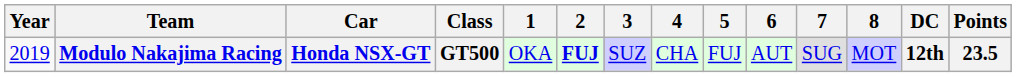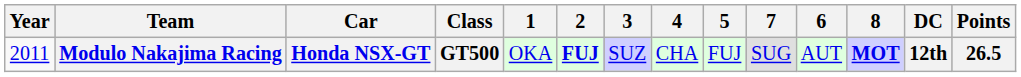columns swapped: (772, 20) <-> (822, 20)
(30, 53) 2019 -> (30, 53) 2011
(874, 53) normal -> (876, 53) bold
(980, 53) 23.5 -> (984, 53) 26.5
